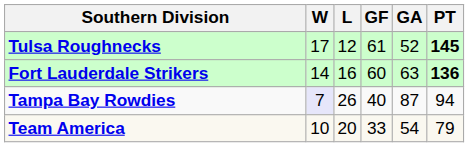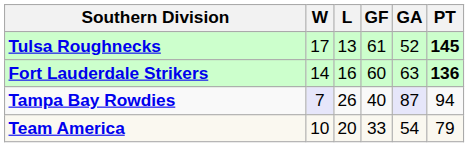(347, 45) 12 -> (347, 45) 13
(410, 100) no background -> (410, 100) lavender background
